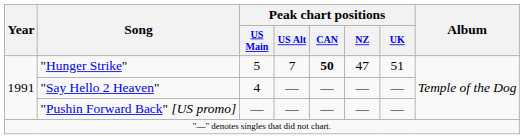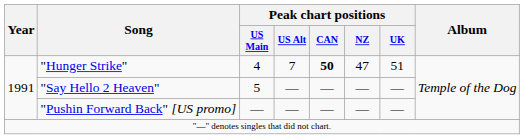(257, 66) 5 -> (257, 66) 4
(257, 87) 4 -> (257, 87) 5
